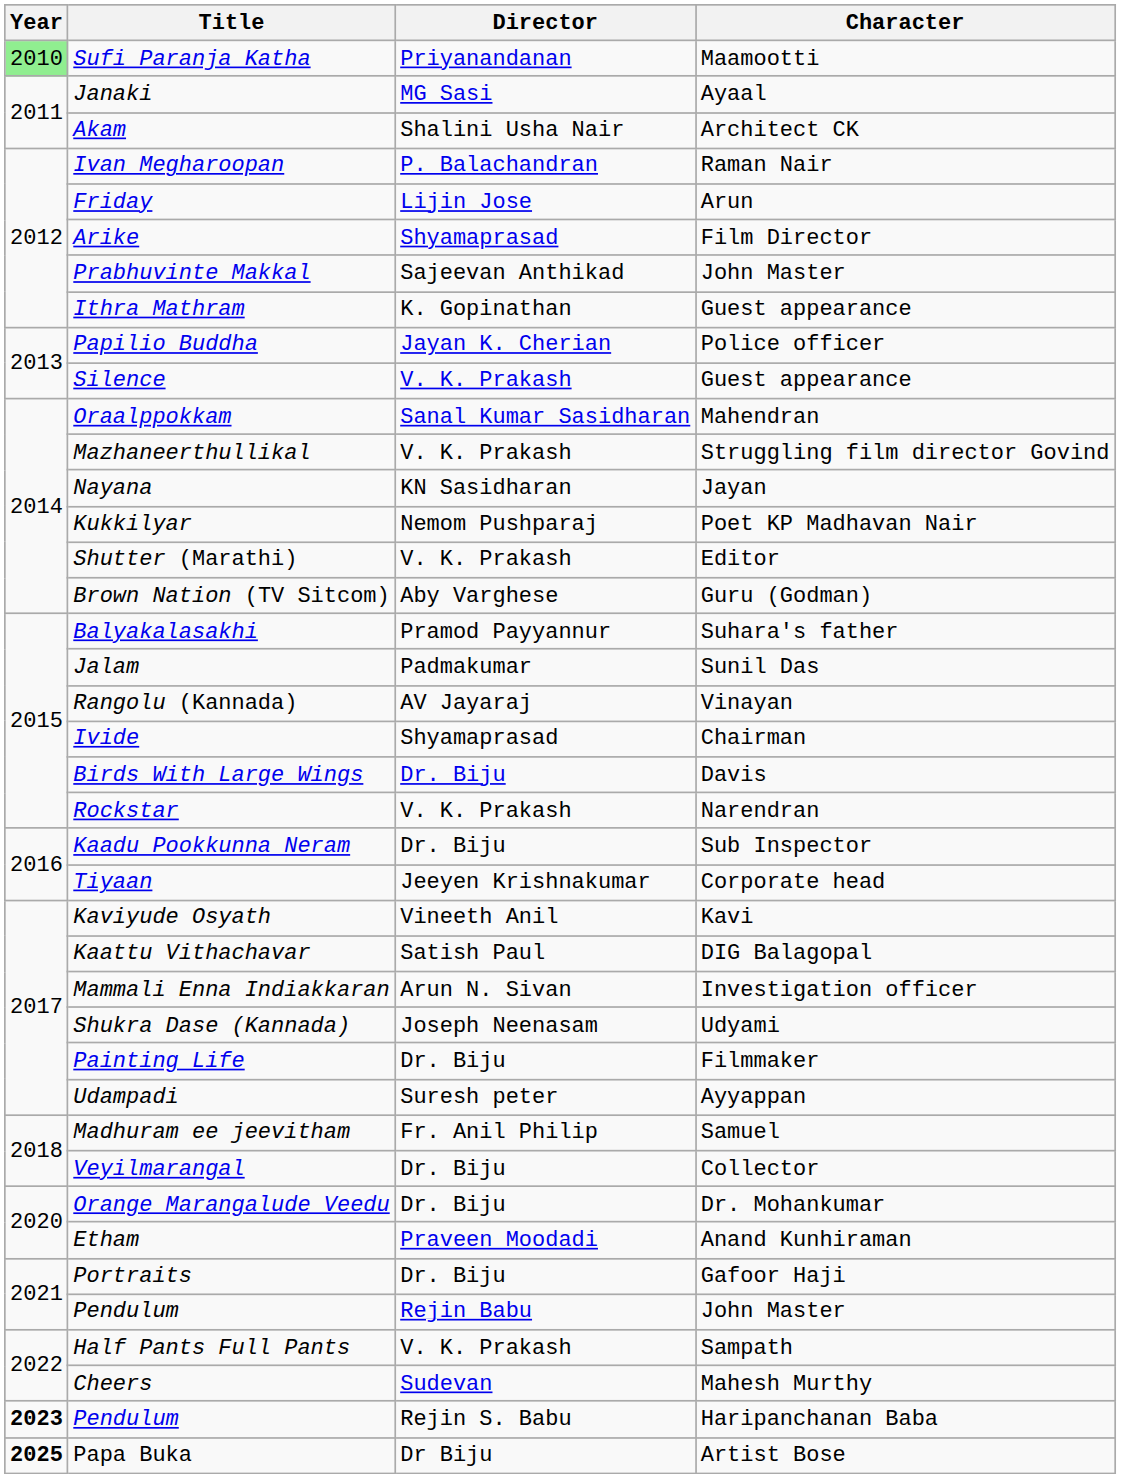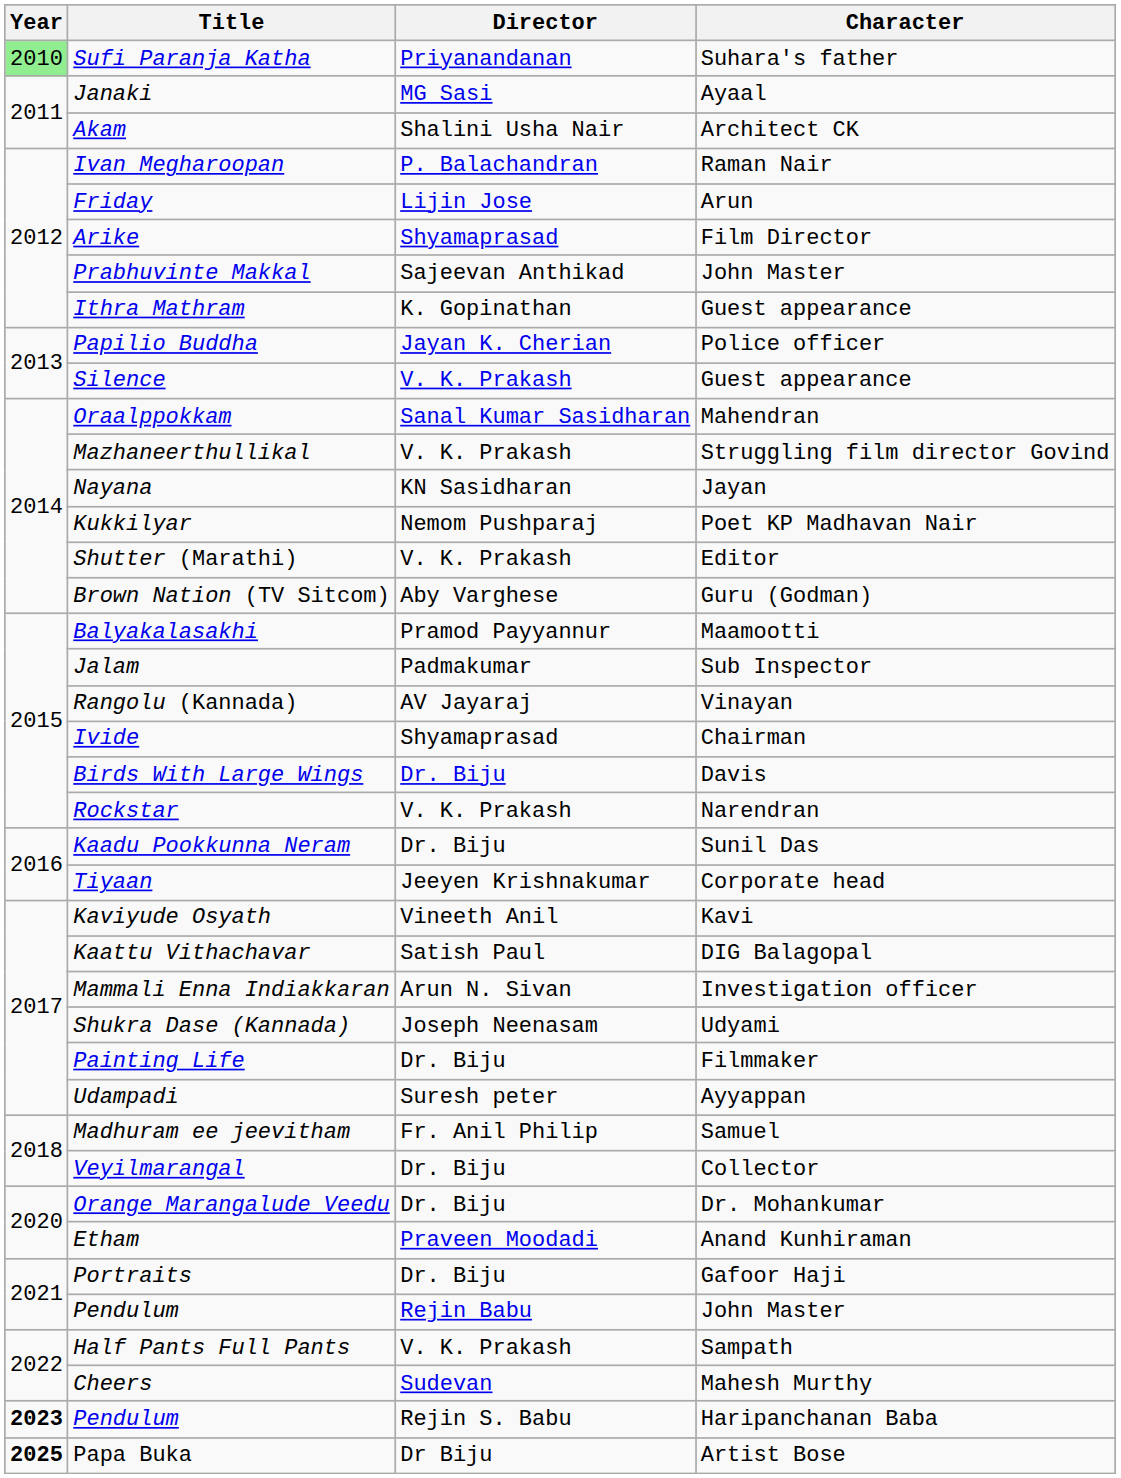(760, 59) Maamootti -> (800, 59) Suhara's father
(800, 631) Suhara's father -> (760, 631) Maamootti
(760, 667) Sunil Das -> (786, 667) Sub Inspector
(786, 846) Sub Inspector -> (760, 846) Sunil Das
